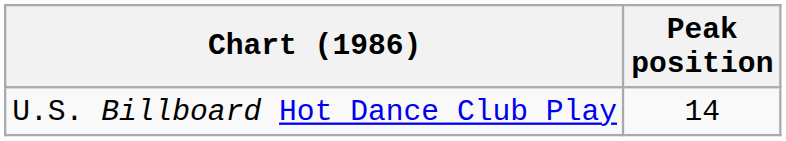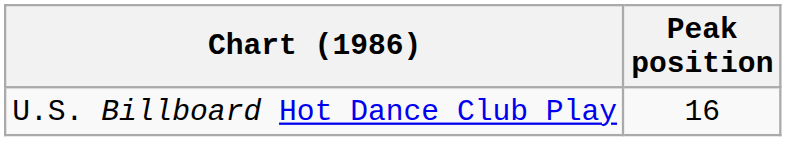(702, 112) 14 -> (702, 112) 16
